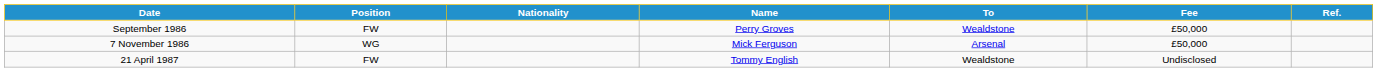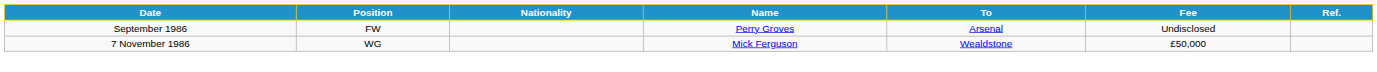(988, 28) Wealdstone -> (986, 28) Arsenal
(1189, 28) £50,000 -> (1188, 28) Undisclosed
(988, 44) Arsenal -> (986, 44) Wealdstone
- row: (150, 60)
